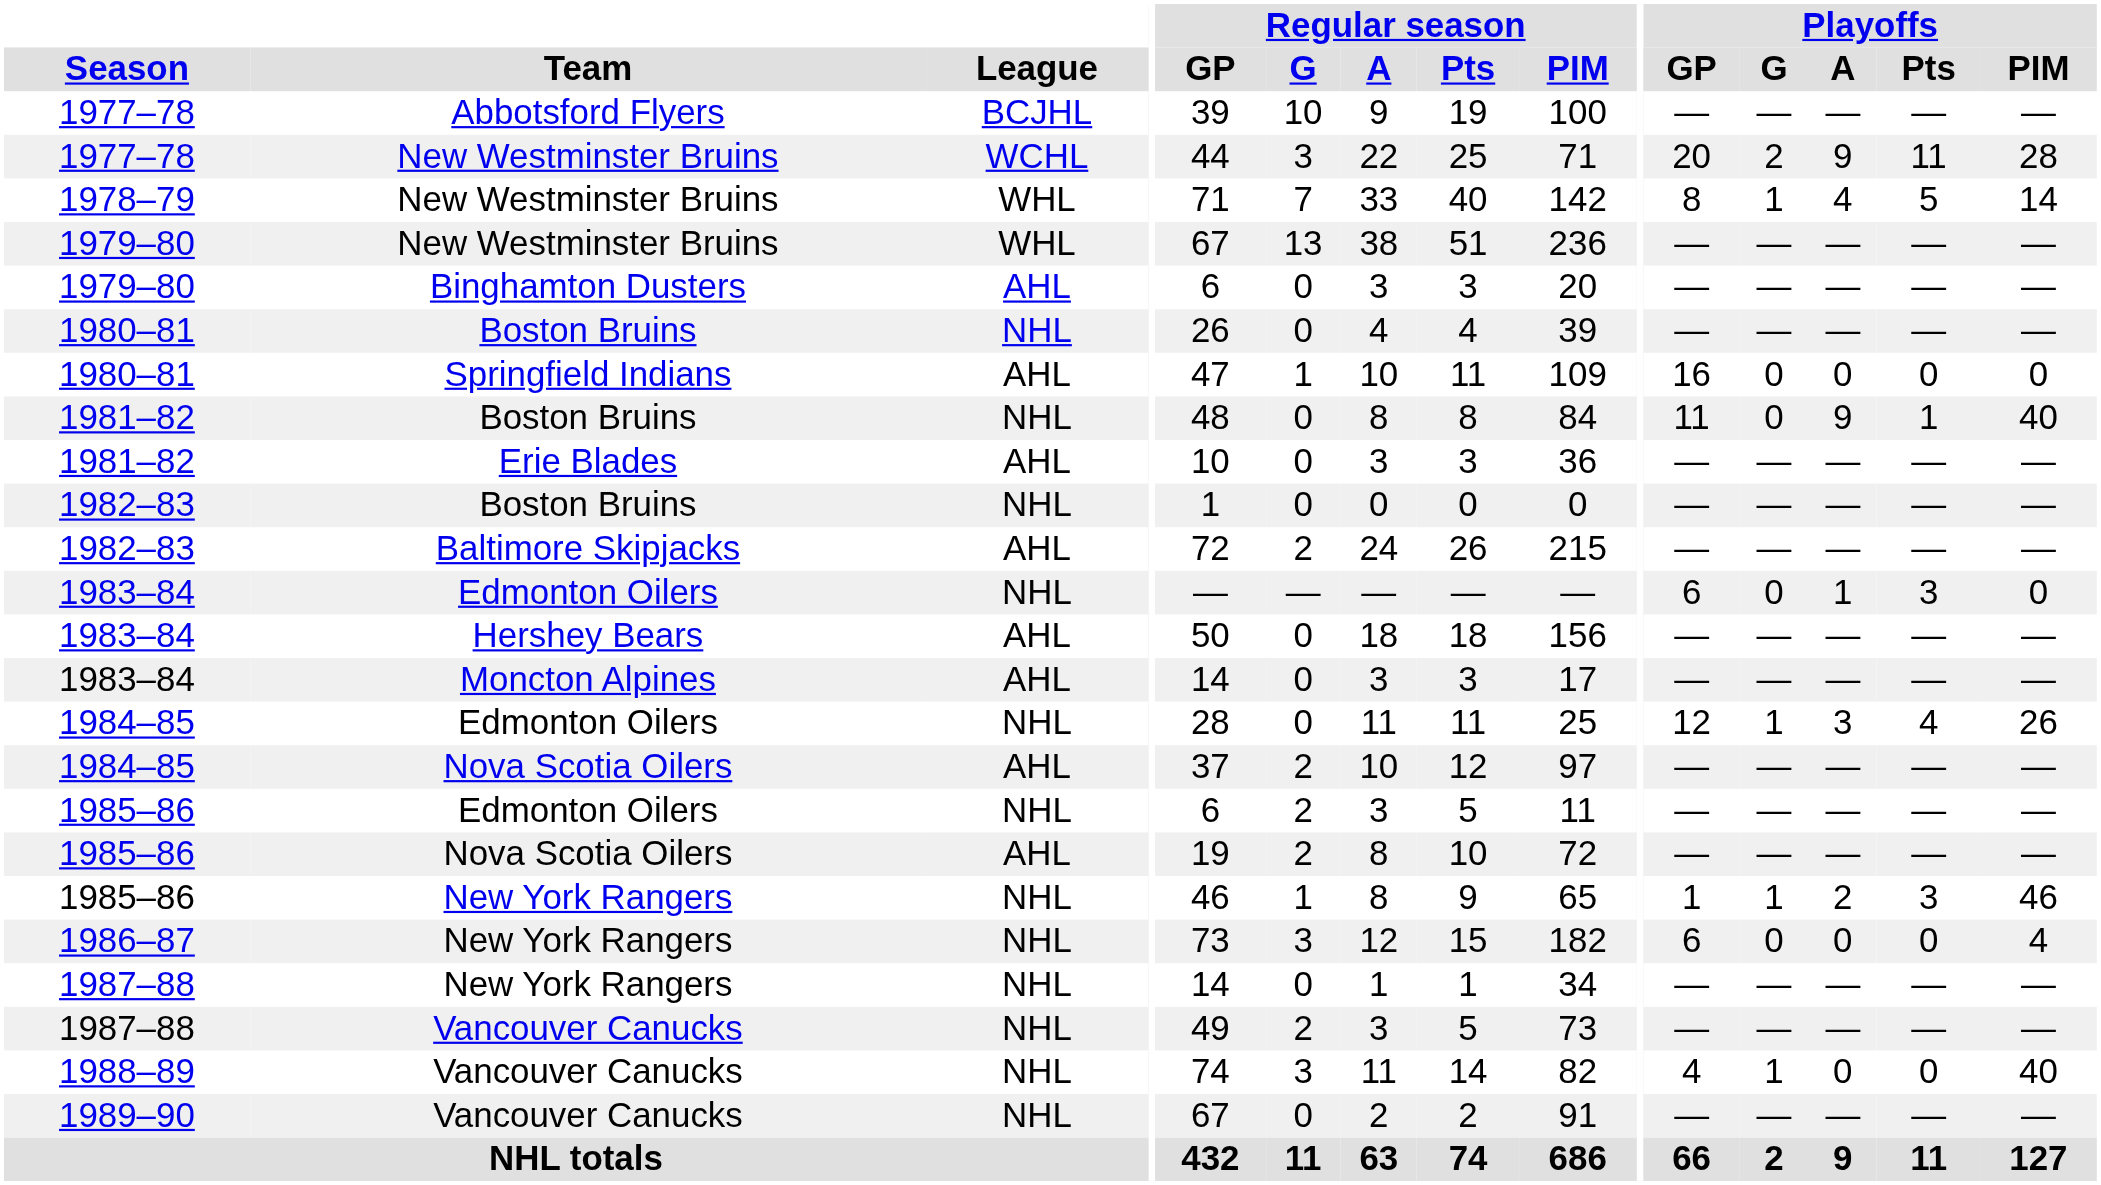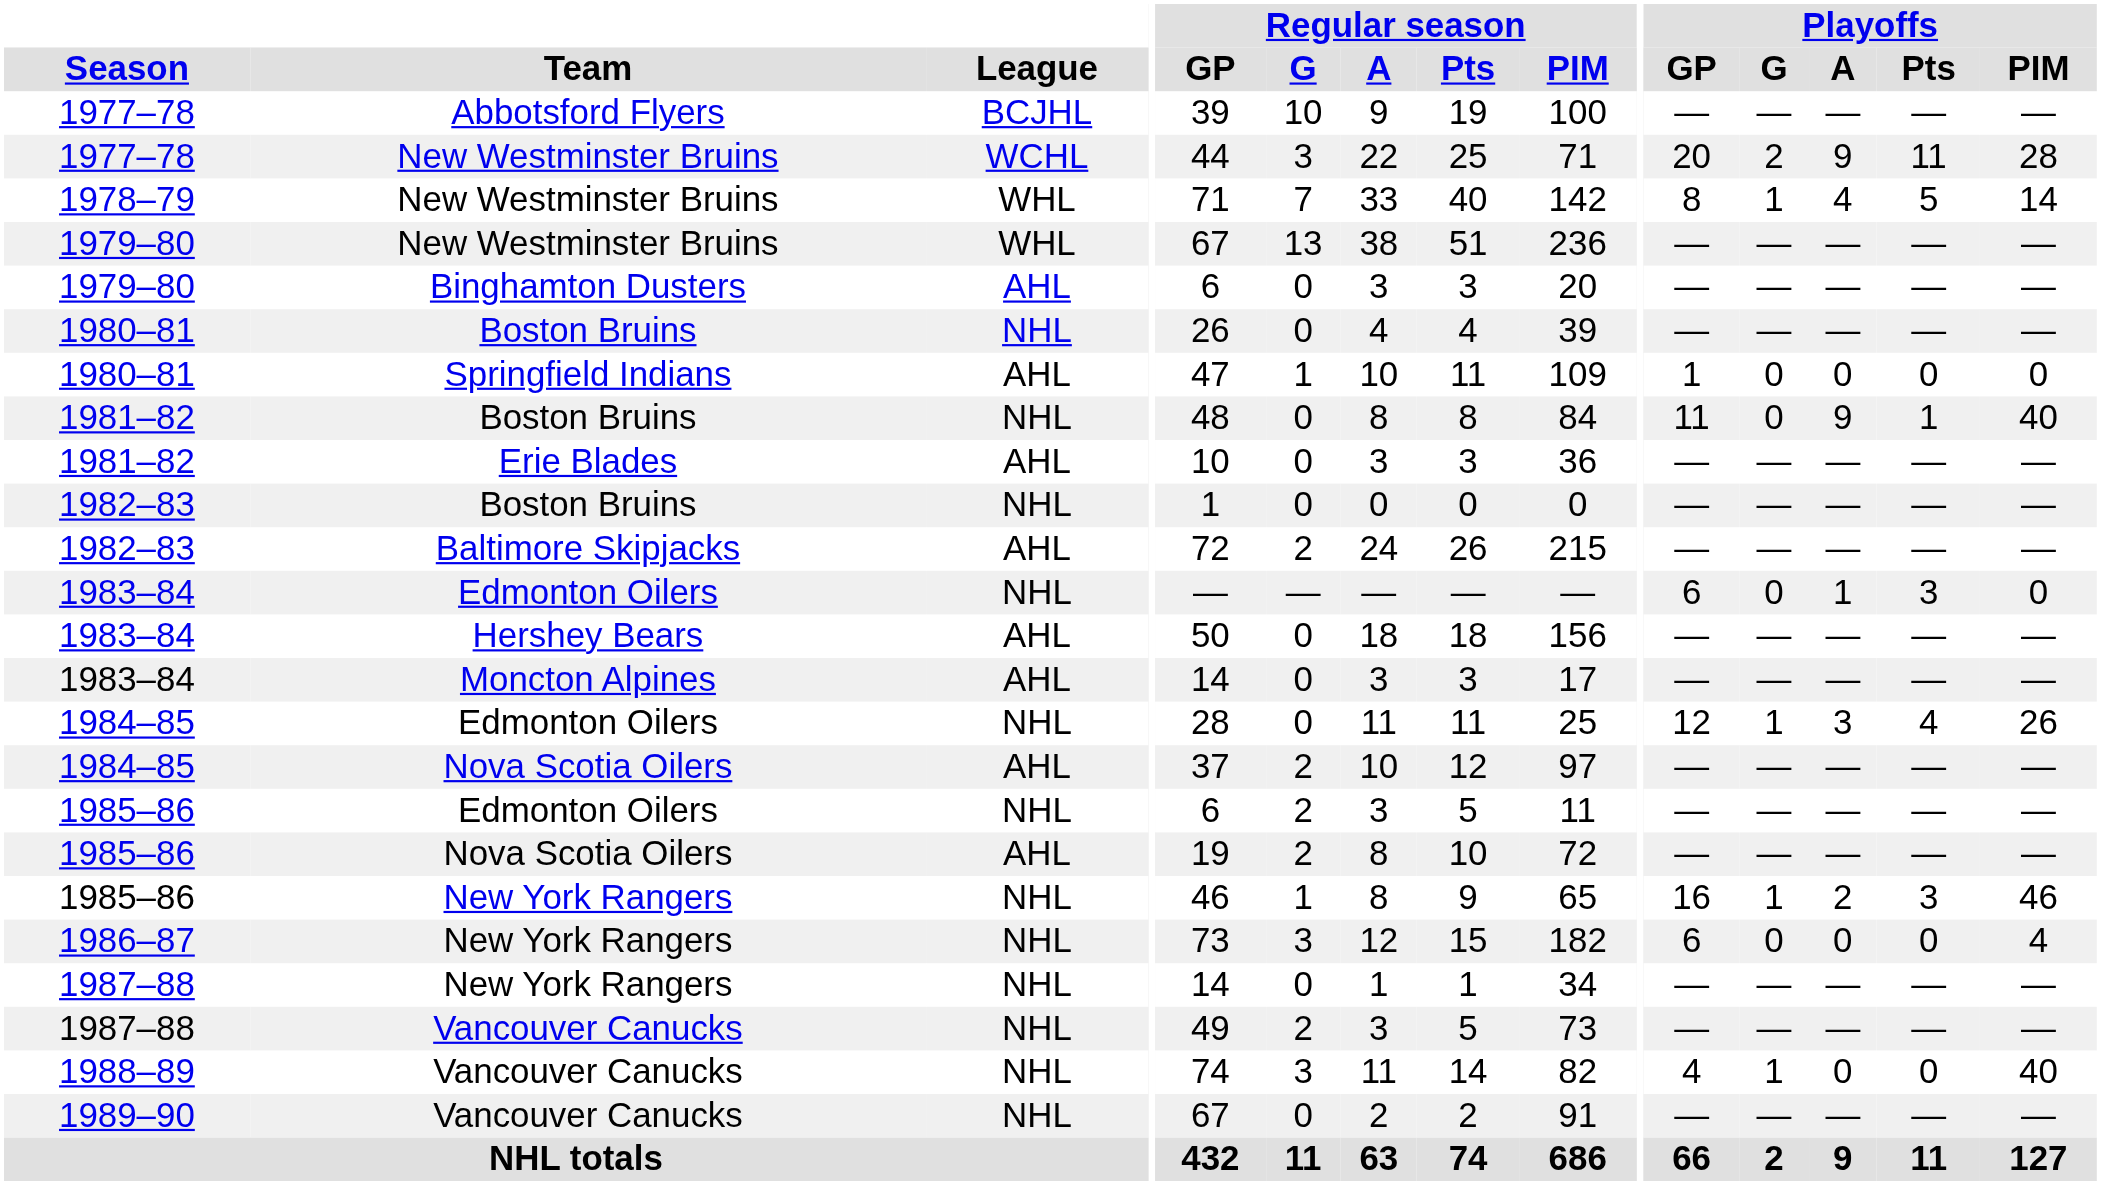(1692, 374) 16 -> (1692, 374) 1
(1692, 897) 1 -> (1692, 897) 16
